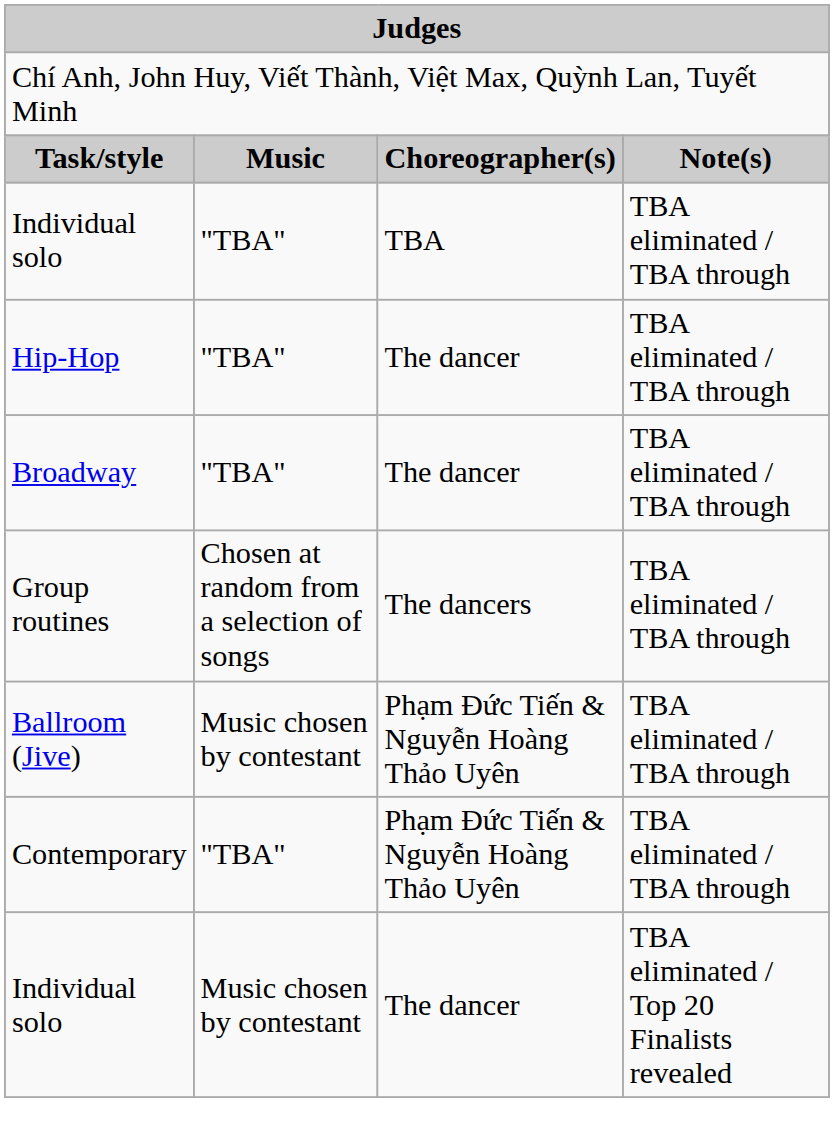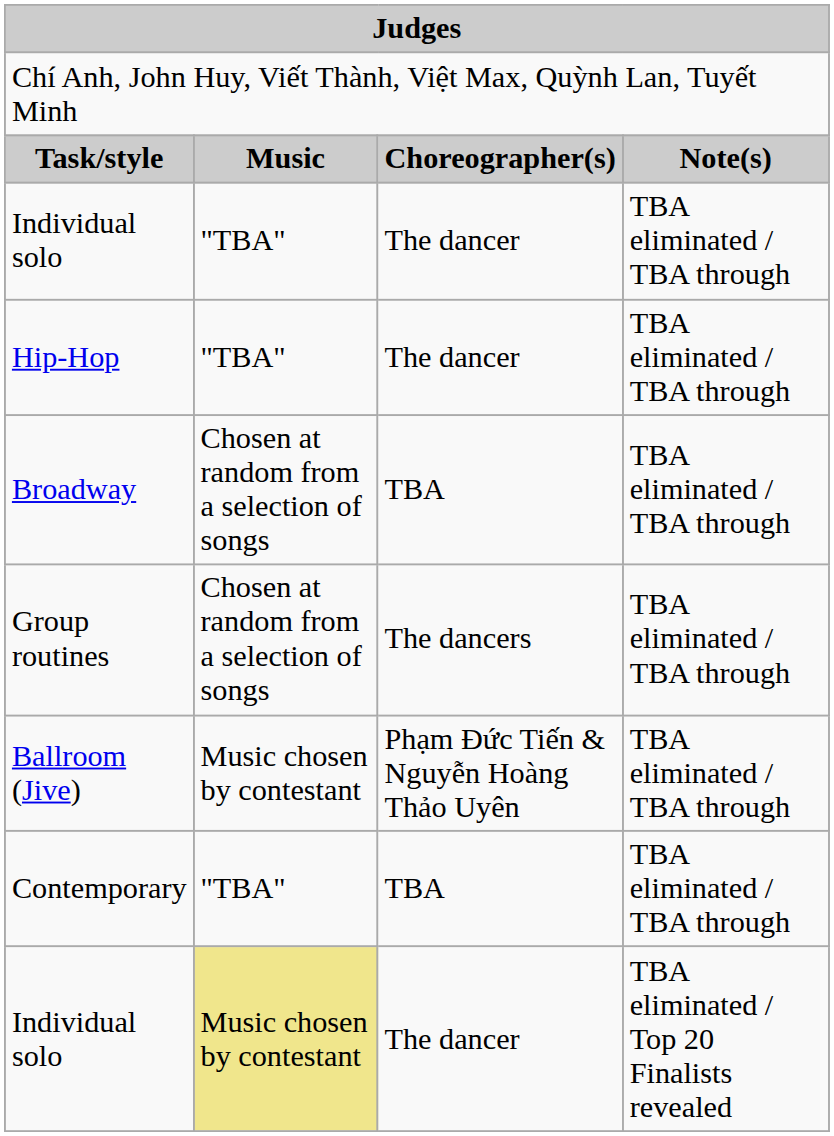(415, 240) TBA -> (452, 240) The dancer
(243, 472) "TBA" -> (281, 489) Chosen at random from a selection of songs
(452, 472) The dancer -> (415, 489) TBA
(495, 854) Phạm Đức Tiến & Nguyễn Hoàng Thảo Uyên -> (415, 888) TBA
(284, 1004) no background -> (284, 1038) khaki background
